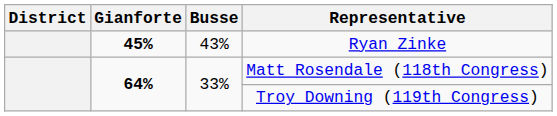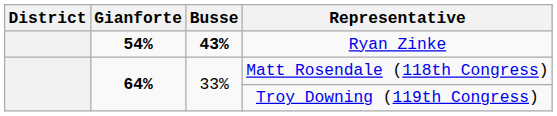(138, 44) 45% -> (138, 44) 54%
(214, 44) normal -> (214, 44) bold
